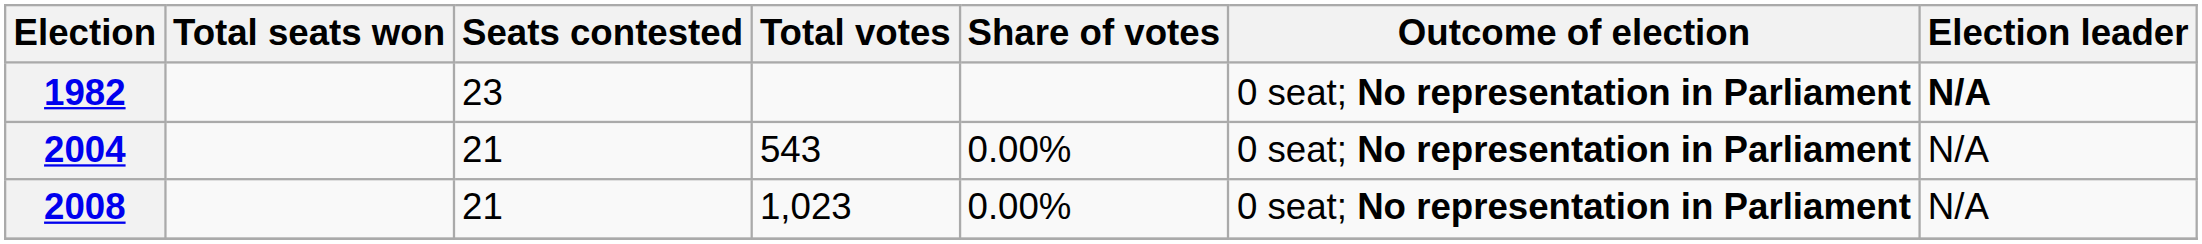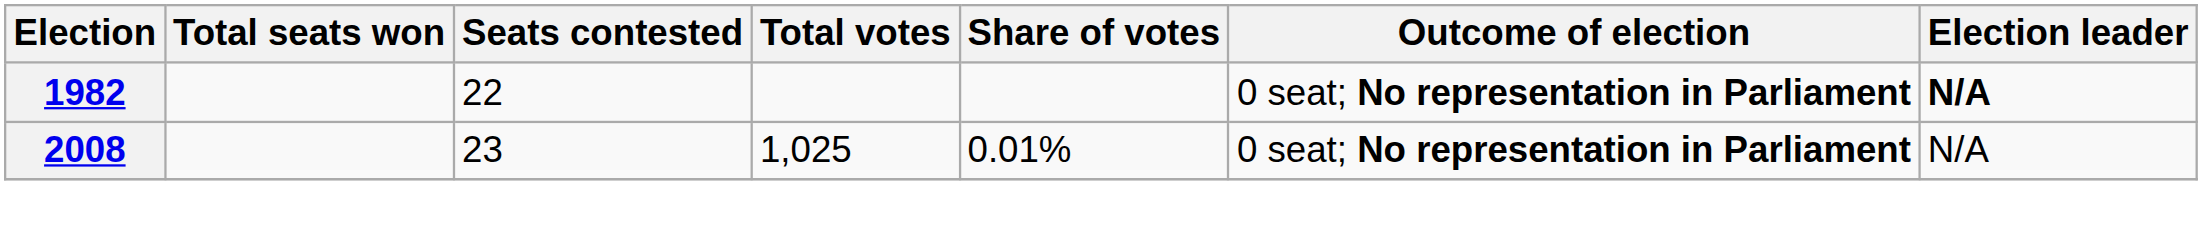(482, 91) 23 -> (482, 91) 22
- row: (85, 149)
(482, 207) 21 -> (482, 149) 23
(806, 207) 1,023 -> (806, 149) 1,025
(1020, 207) 0.00% -> (1020, 149) 0.01%
